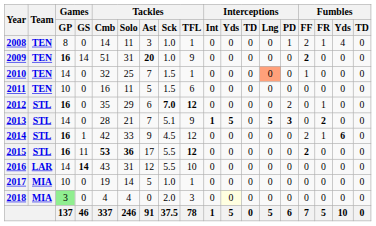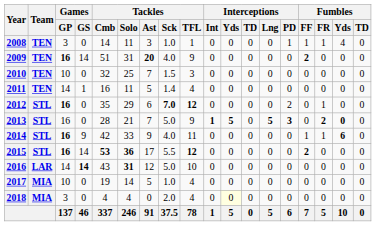(65, 43) 8 -> (65, 43) 3
(306, 43) 2 -> (306, 43) 1
(169, 58) 1.0 -> (169, 58) 4.0
(65, 74) 14 -> (65, 74) 10
(192, 74) 1 -> (192, 74) 3
(270, 74) lightsalmon background -> (270, 74) no background
(306, 74) 1 -> (306, 74) 0
(65, 89) 10 -> (65, 89) 14
(84, 89) 0 -> (84, 89) 1
(169, 89) 1.5 -> (169, 89) 1.4
(192, 89) 6 -> (192, 89) 4
(65, 120) 14 -> (65, 120) 16
(169, 120) 5.1 -> (169, 120) 5.0
(343, 120) normal -> (343, 120) bold
(84, 136) 1 -> (84, 136) 9
(169, 136) 4.5 -> (169, 136) 4.0
(192, 136) 12 -> (192, 136) 11
(306, 136) 2 -> (306, 136) 1
(84, 151) 11 -> (84, 151) 14
(129, 167) normal -> (129, 167) bold
(169, 167) 5.5 -> (169, 167) 5.0
(192, 182) 1 -> (192, 182) 4
(65, 197) lightgreen background -> (65, 197) no background
(192, 197) 3 -> (192, 197) 4
